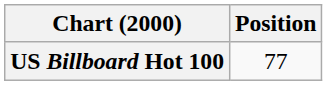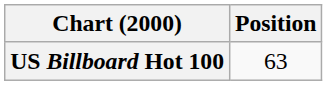(276, 60) 77 -> (276, 60) 63
